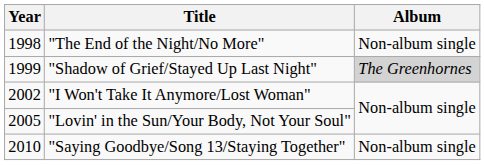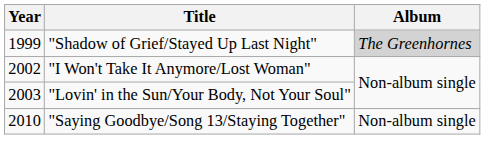- row: (156, 43)
(25, 120) 2005 -> (25, 95) 2003
